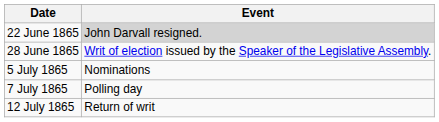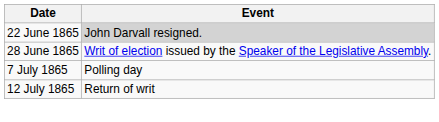- row: (37, 70)
